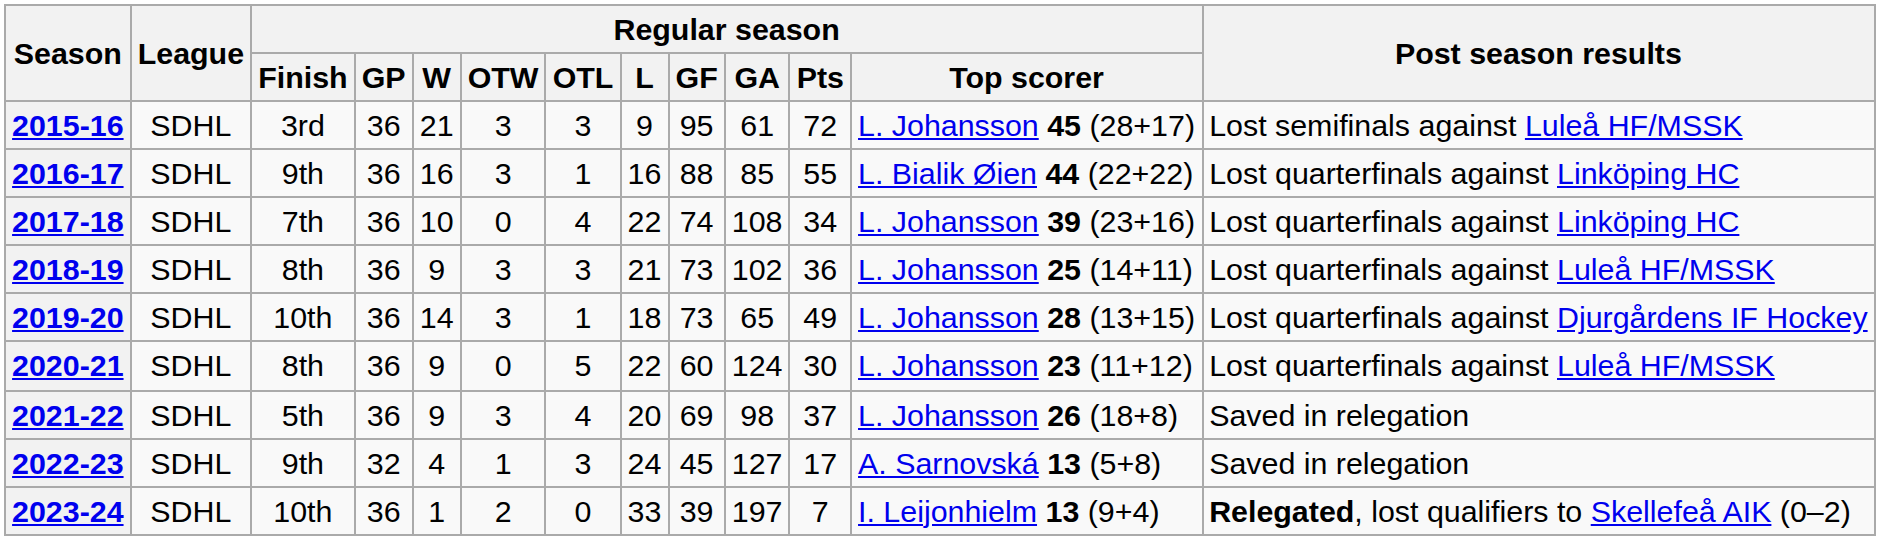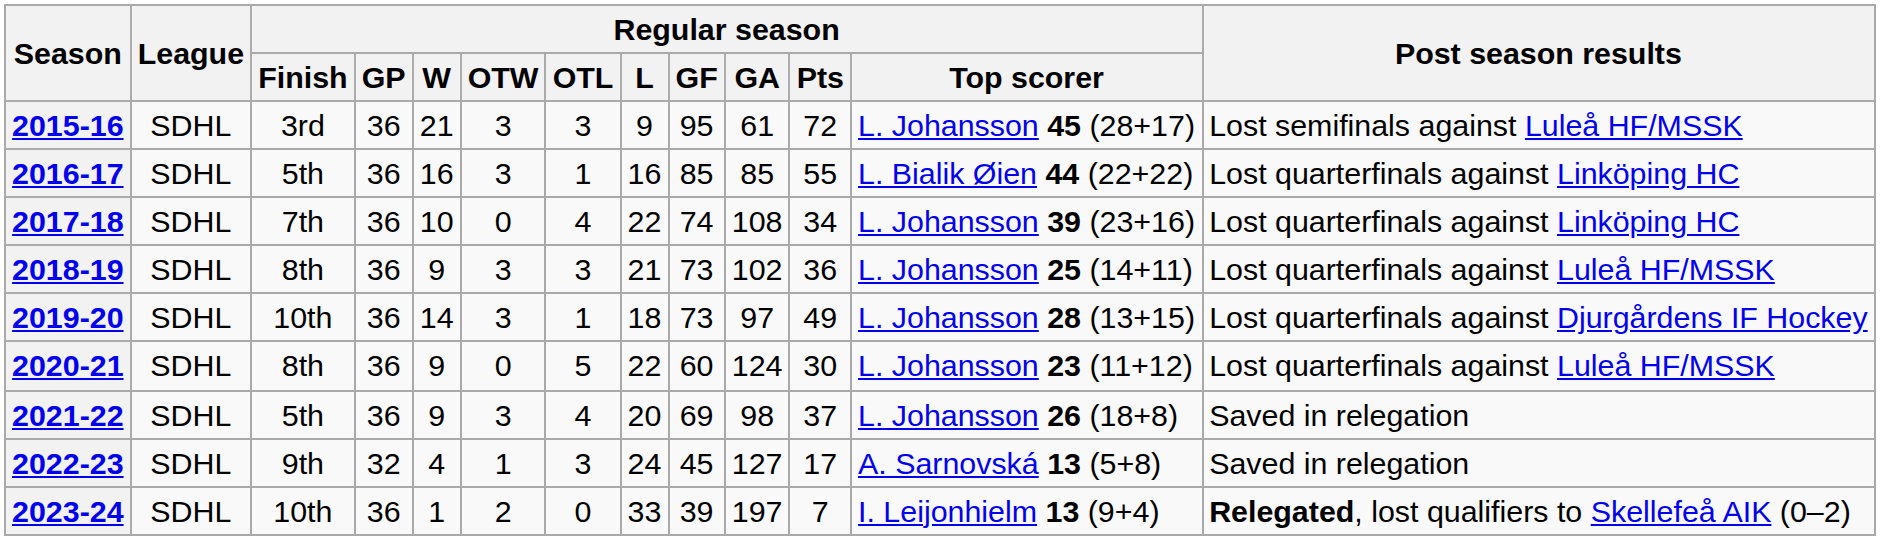(303, 174) 9th -> (303, 174) 5th
(697, 174) 88 -> (697, 174) 85
(757, 318) 65 -> (757, 318) 97
